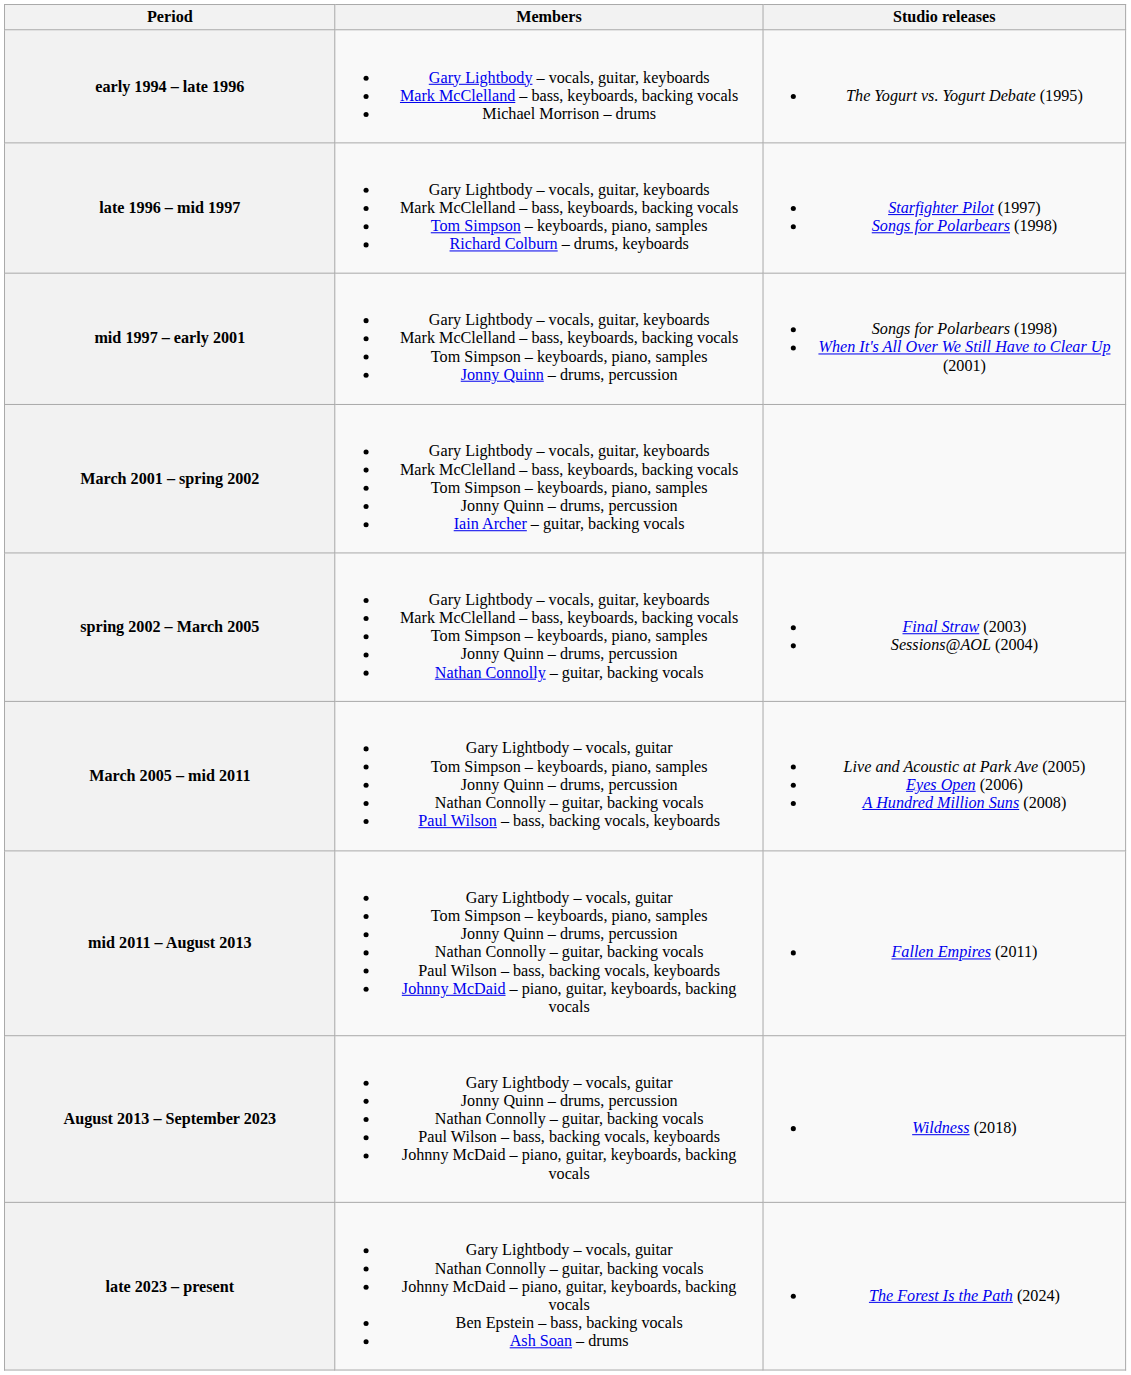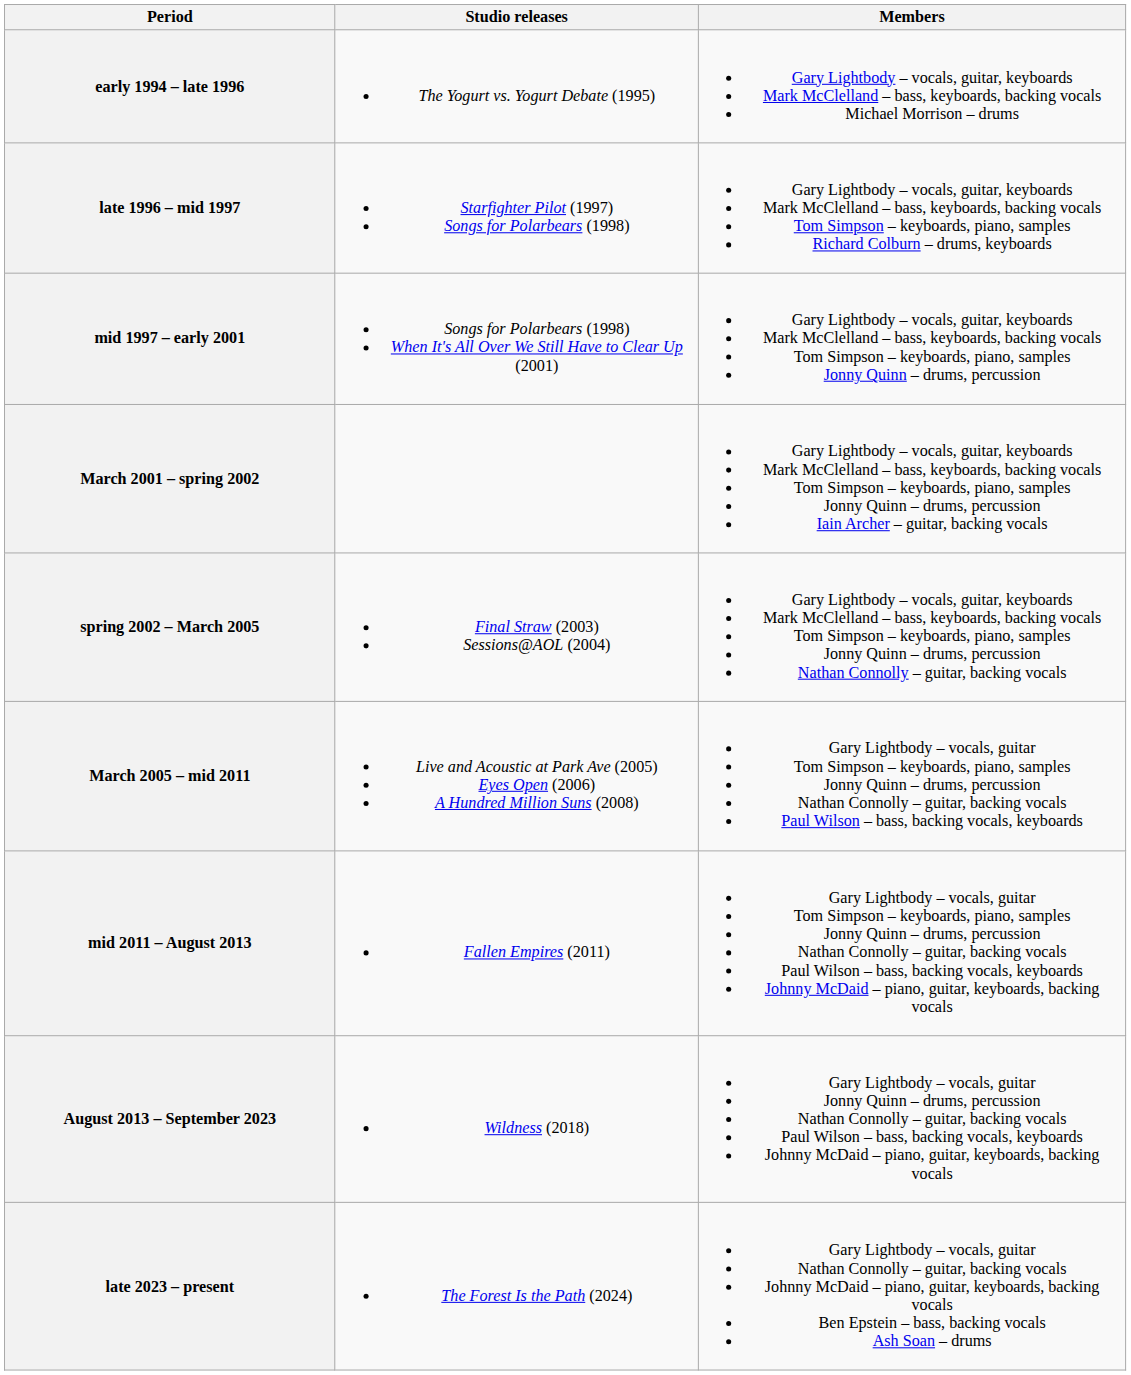columns swapped: (549, 17) <-> (944, 17)
